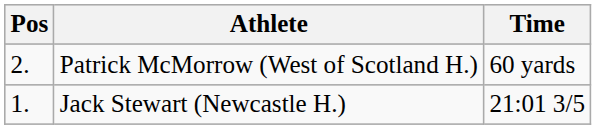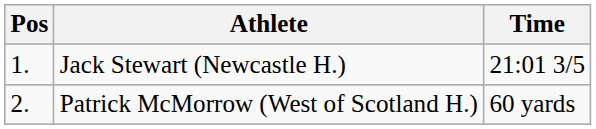rows swapped: (203, 104) <-> (269, 64)
